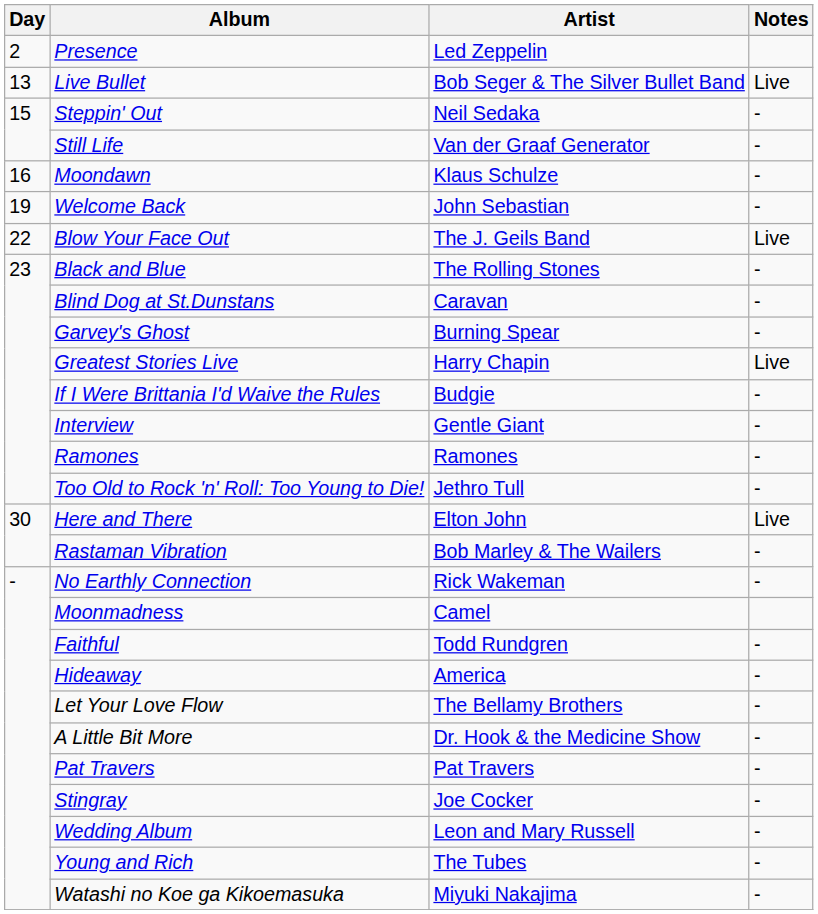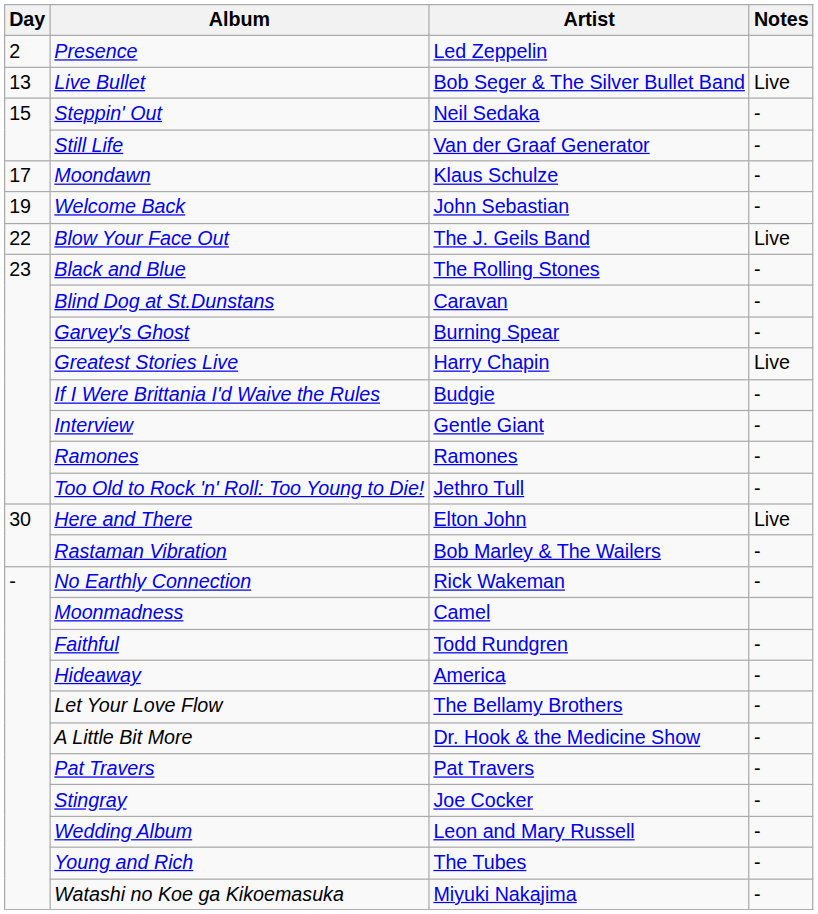(20, 176) 16 -> (20, 176) 17
